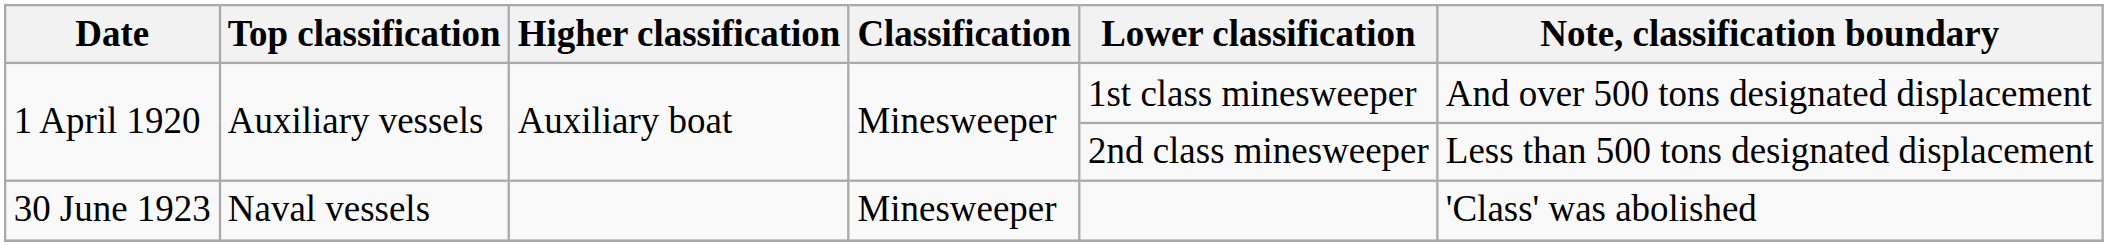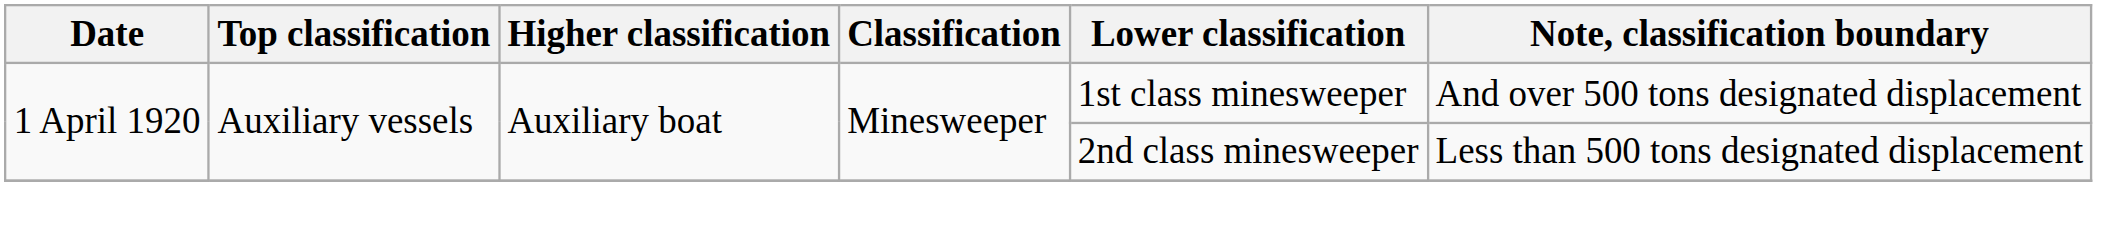- row: (112, 209)
